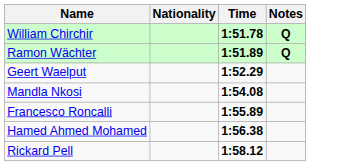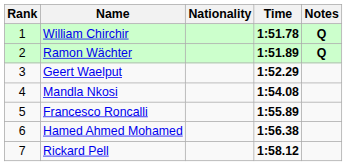+ column: (22, 14)
